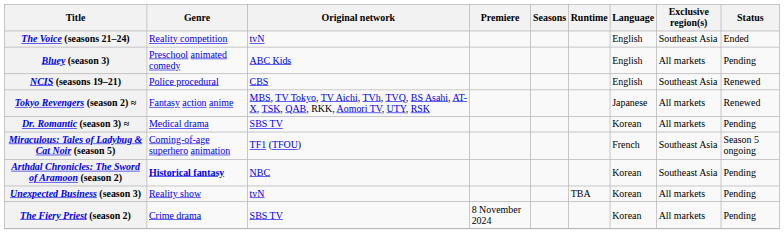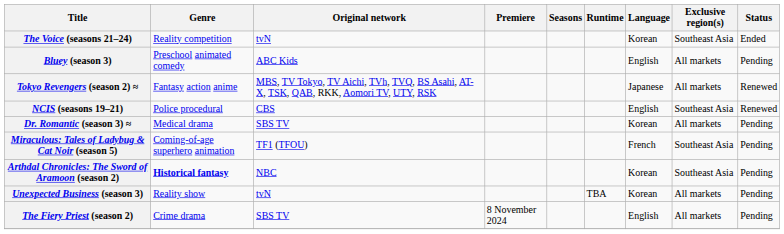(627, 39) English -> (643, 39) Korean
rows swapped: (76, 81) <-> (76, 103)
(741, 145) Season 5 ongoing -> (757, 145) Pending
(627, 215) Korean -> (643, 215) English
